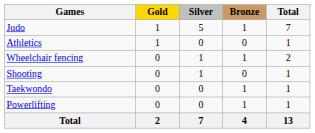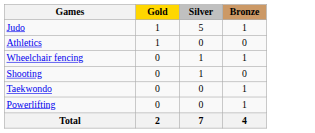- column: (288, 12)
